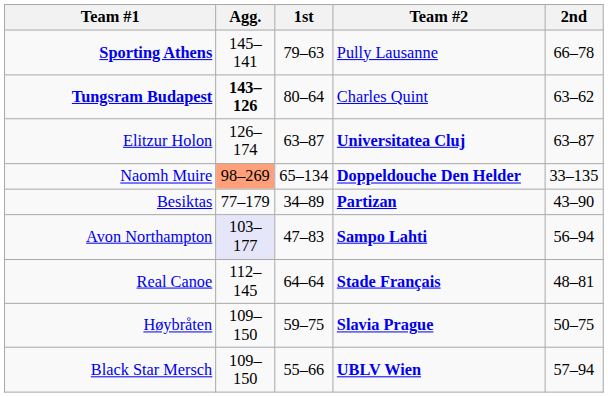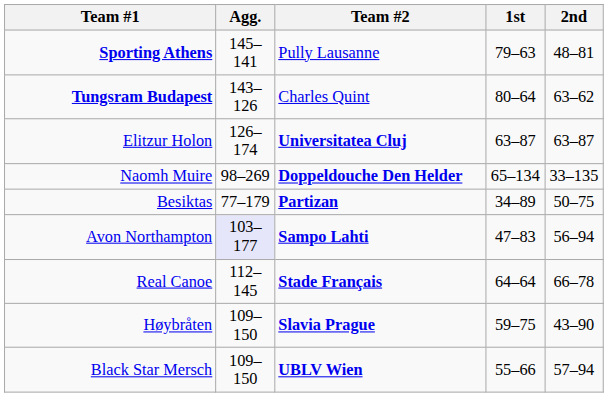columns swapped: (439, 17) <-> (304, 17)
(574, 52) 66–78 -> (574, 52) 48–81
(245, 96) bold -> (245, 96) normal
(245, 176) lightsalmon background -> (245, 176) no background
(574, 201) 43–90 -> (574, 201) 50–75
(574, 281) 48–81 -> (574, 281) 66–78
(574, 325) 50–75 -> (574, 325) 43–90
